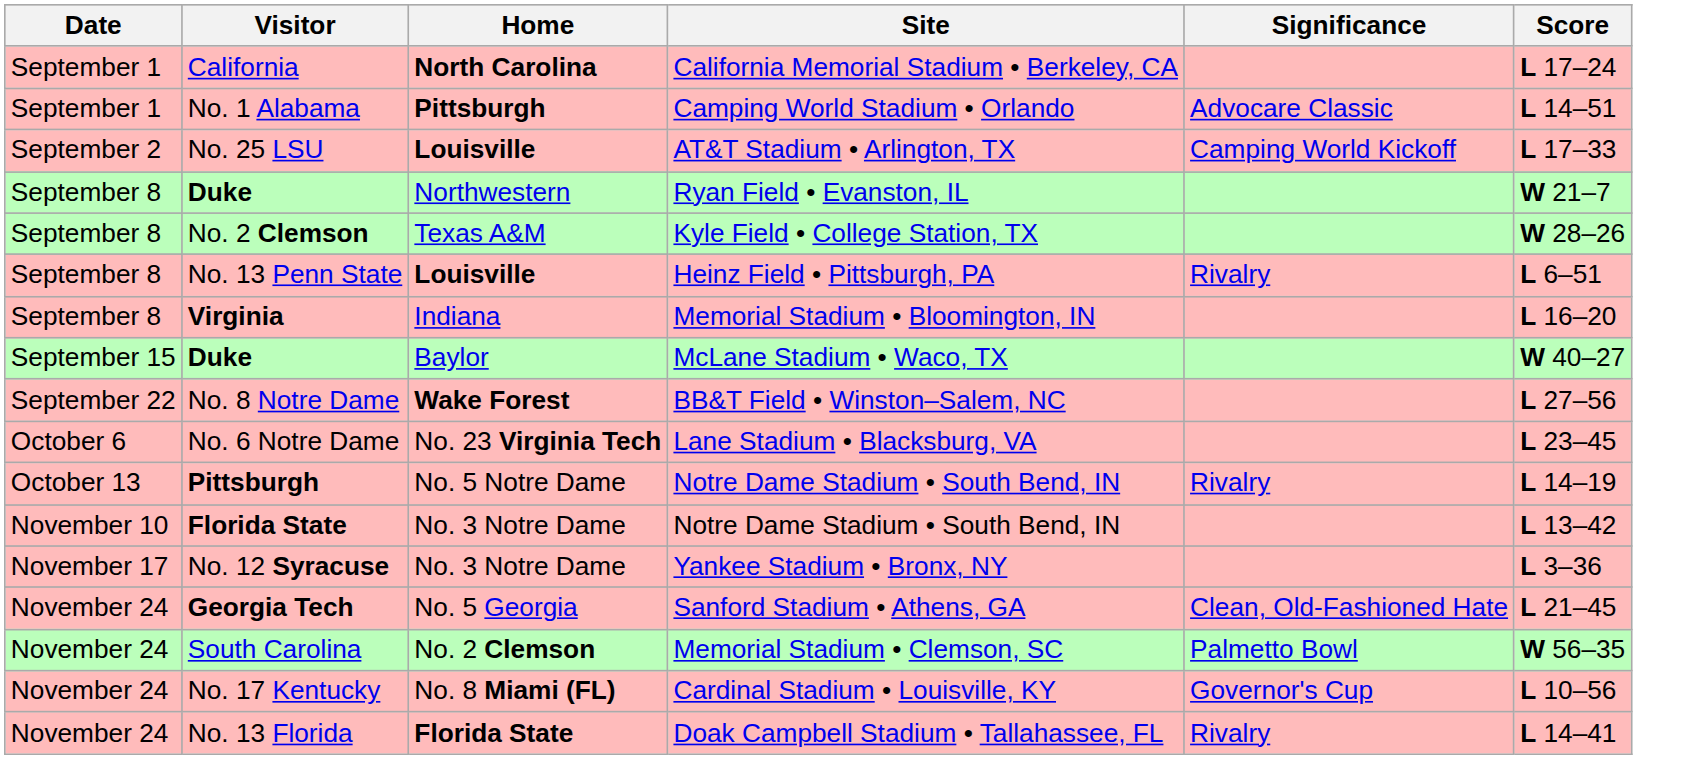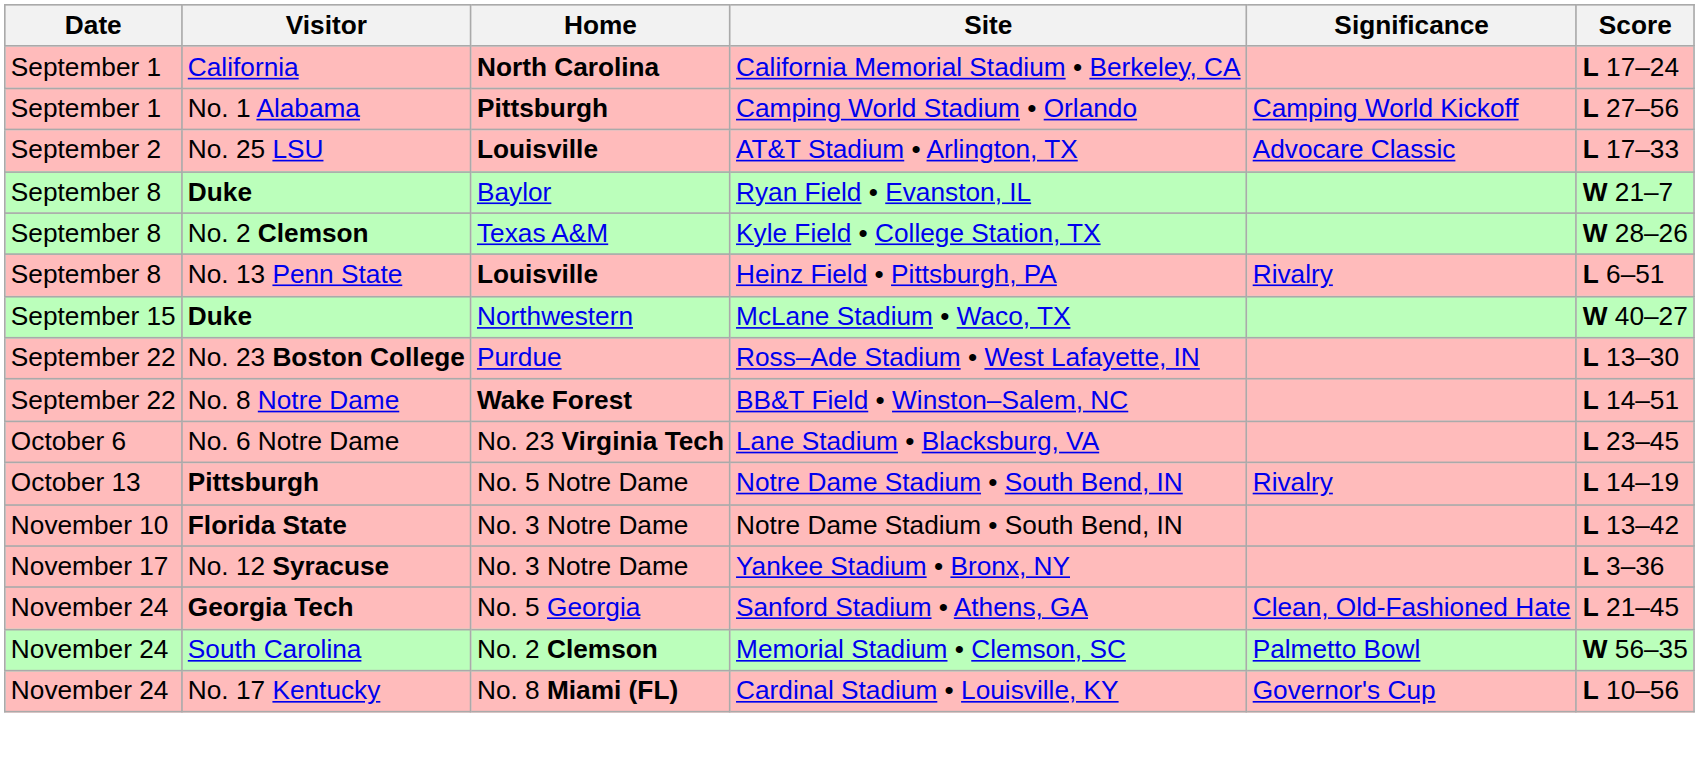(1291, 108) Advocare Classic -> (1386, 108) Camping World Kickoff
(1568, 108) L 14–51 -> (1631, 108) L 27–56
(1323, 150) Camping World Kickoff -> (1354, 150) Advocare Classic
(492, 191) Northwestern -> (514, 191) Baylor
- row: (236, 316)
(452, 358) Baylor -> (555, 316) Northwestern
+ row: (326, 358)
(1568, 399) L 27–56 -> (1631, 399) L 14–51
- row: (270, 732)
